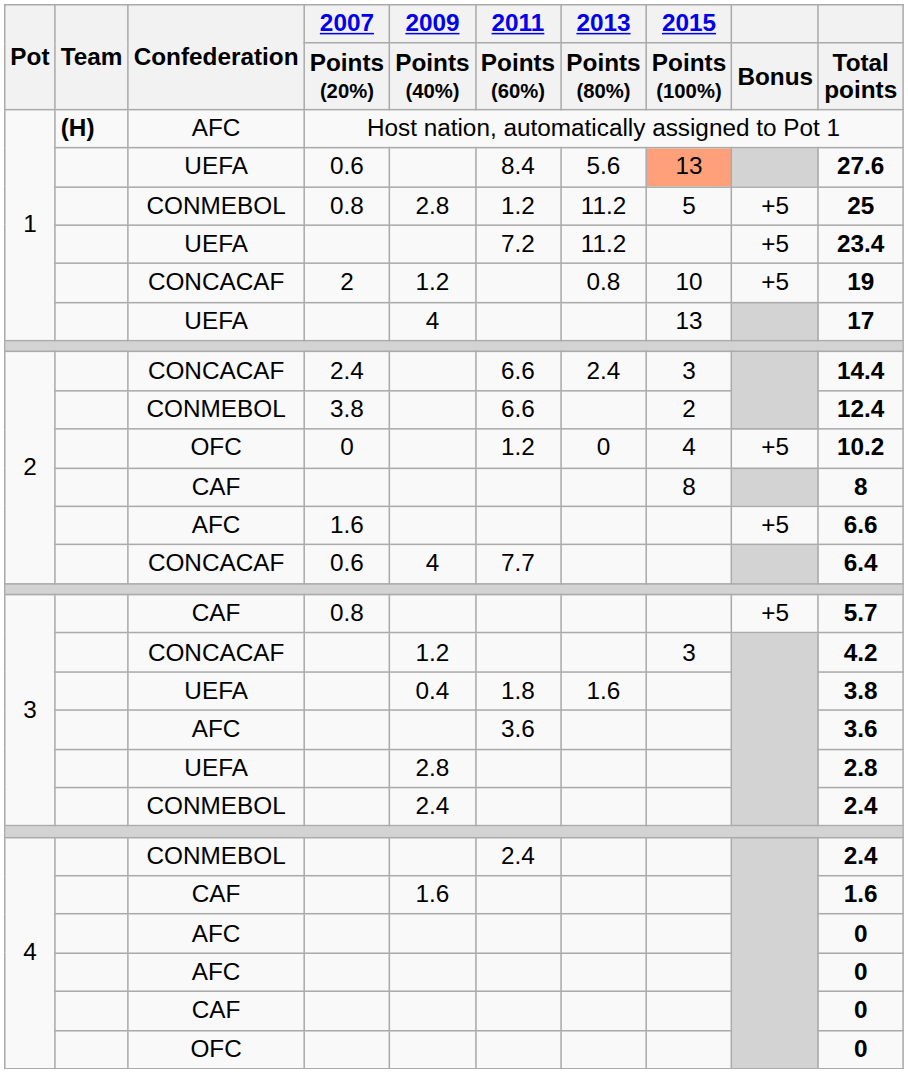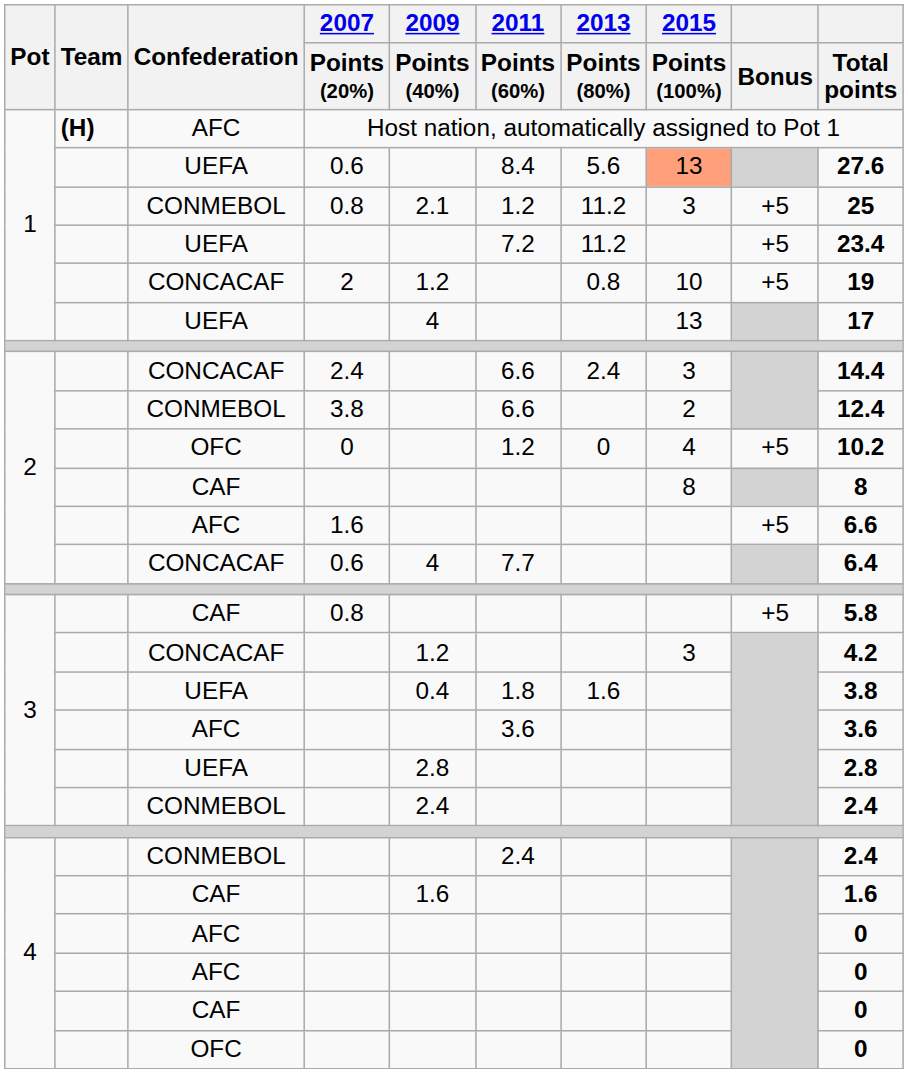(432, 205) 2.8 -> (432, 205) 2.1
(689, 205) 5 -> (689, 205) 3
(861, 613) 5.7 -> (861, 613) 5.8
